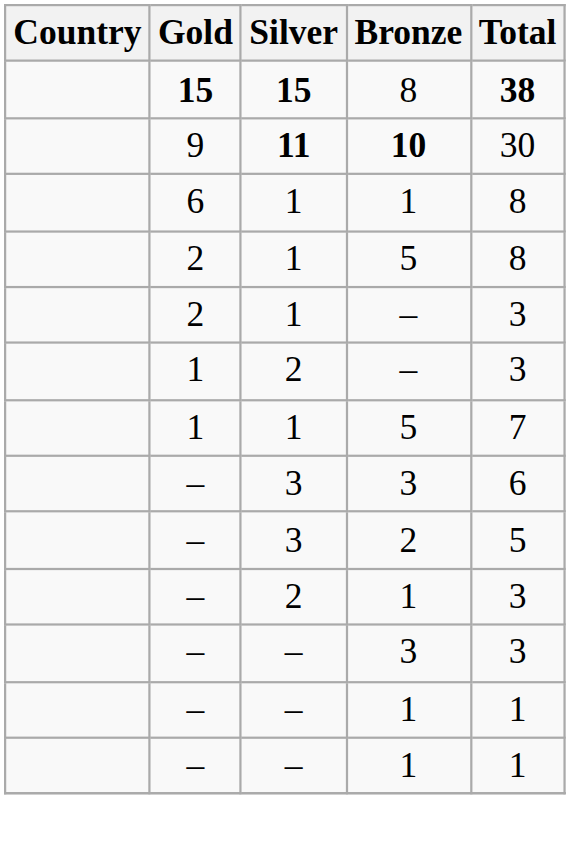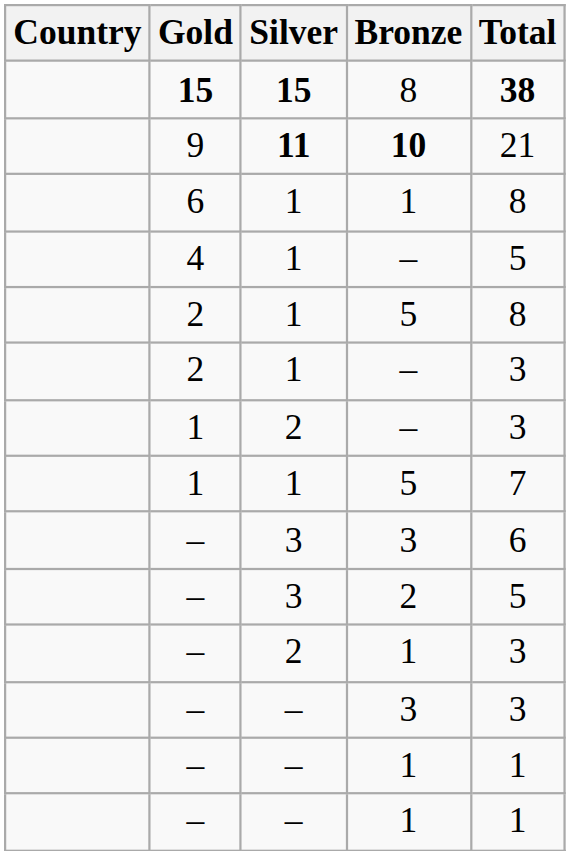(518, 145) 30 -> (518, 145) 21
+ row: (195, 257)
